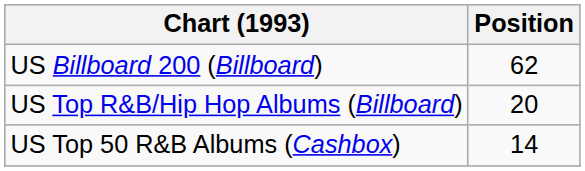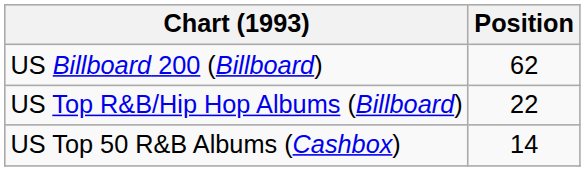(524, 104) 20 -> (524, 104) 22
